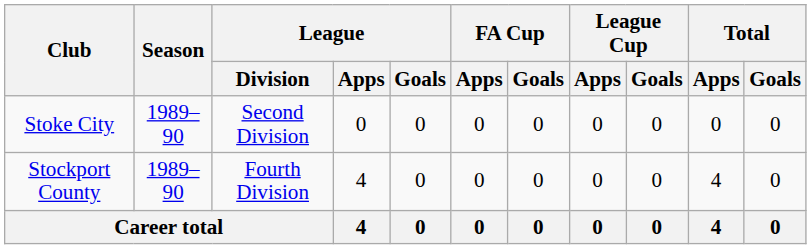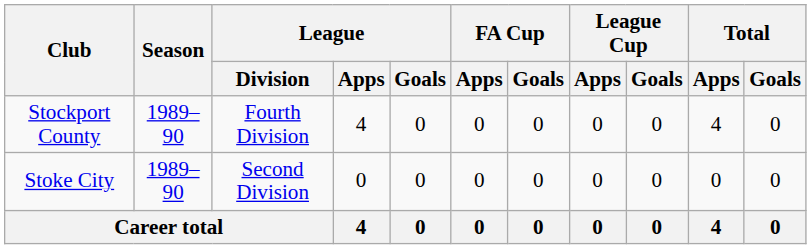rows swapped: (69, 123) <-> (69, 181)
